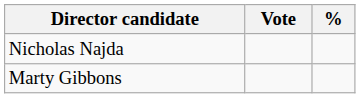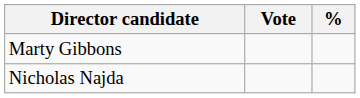rows swapped: (65, 78) <-> (66, 48)
